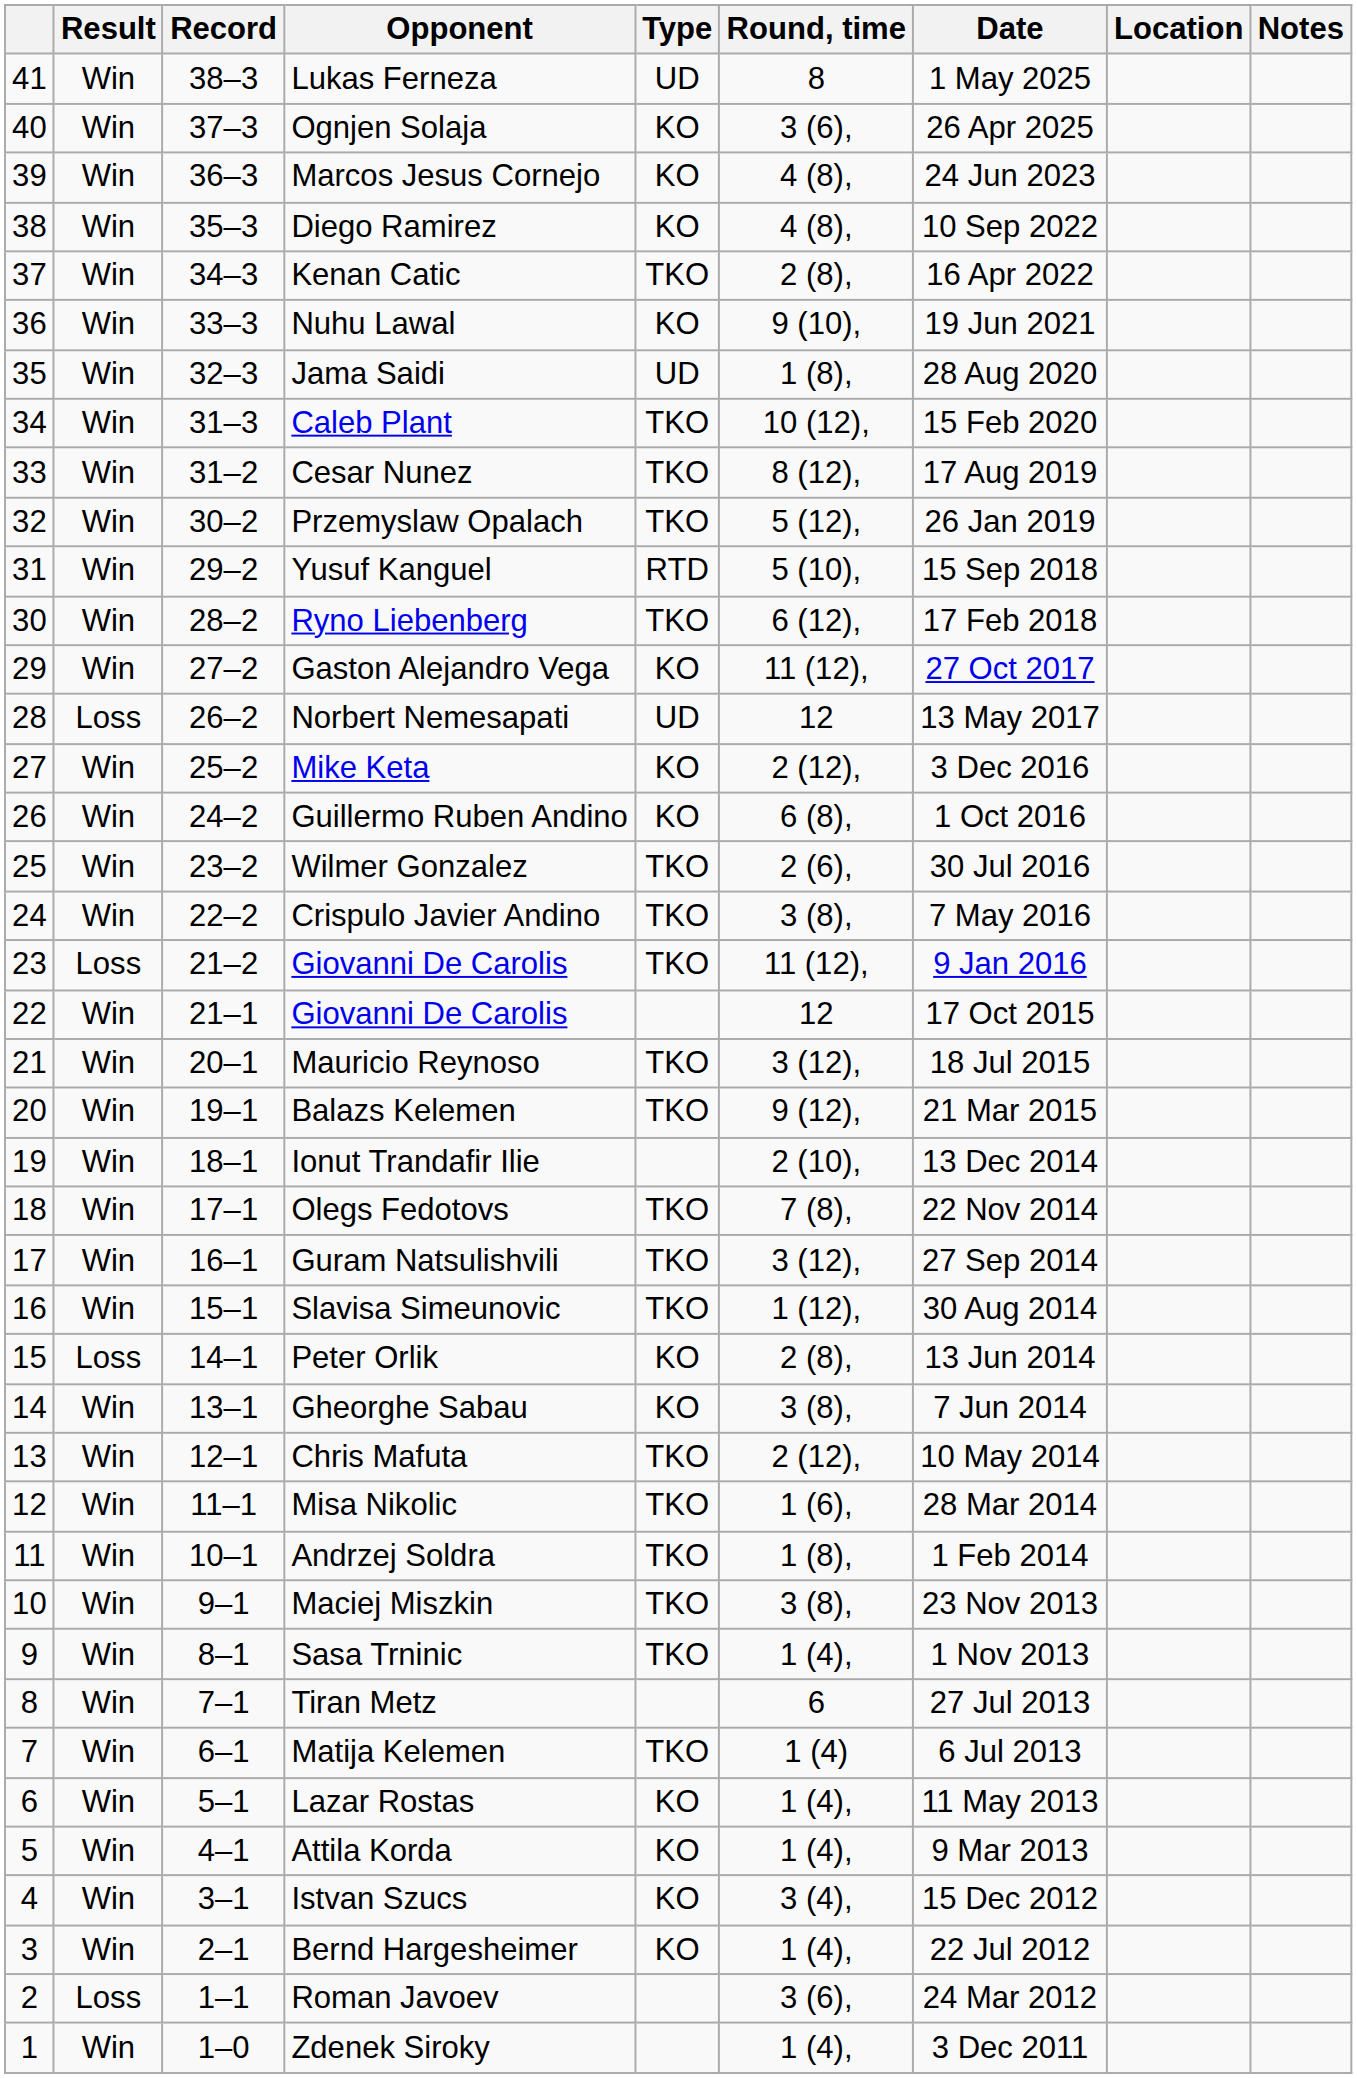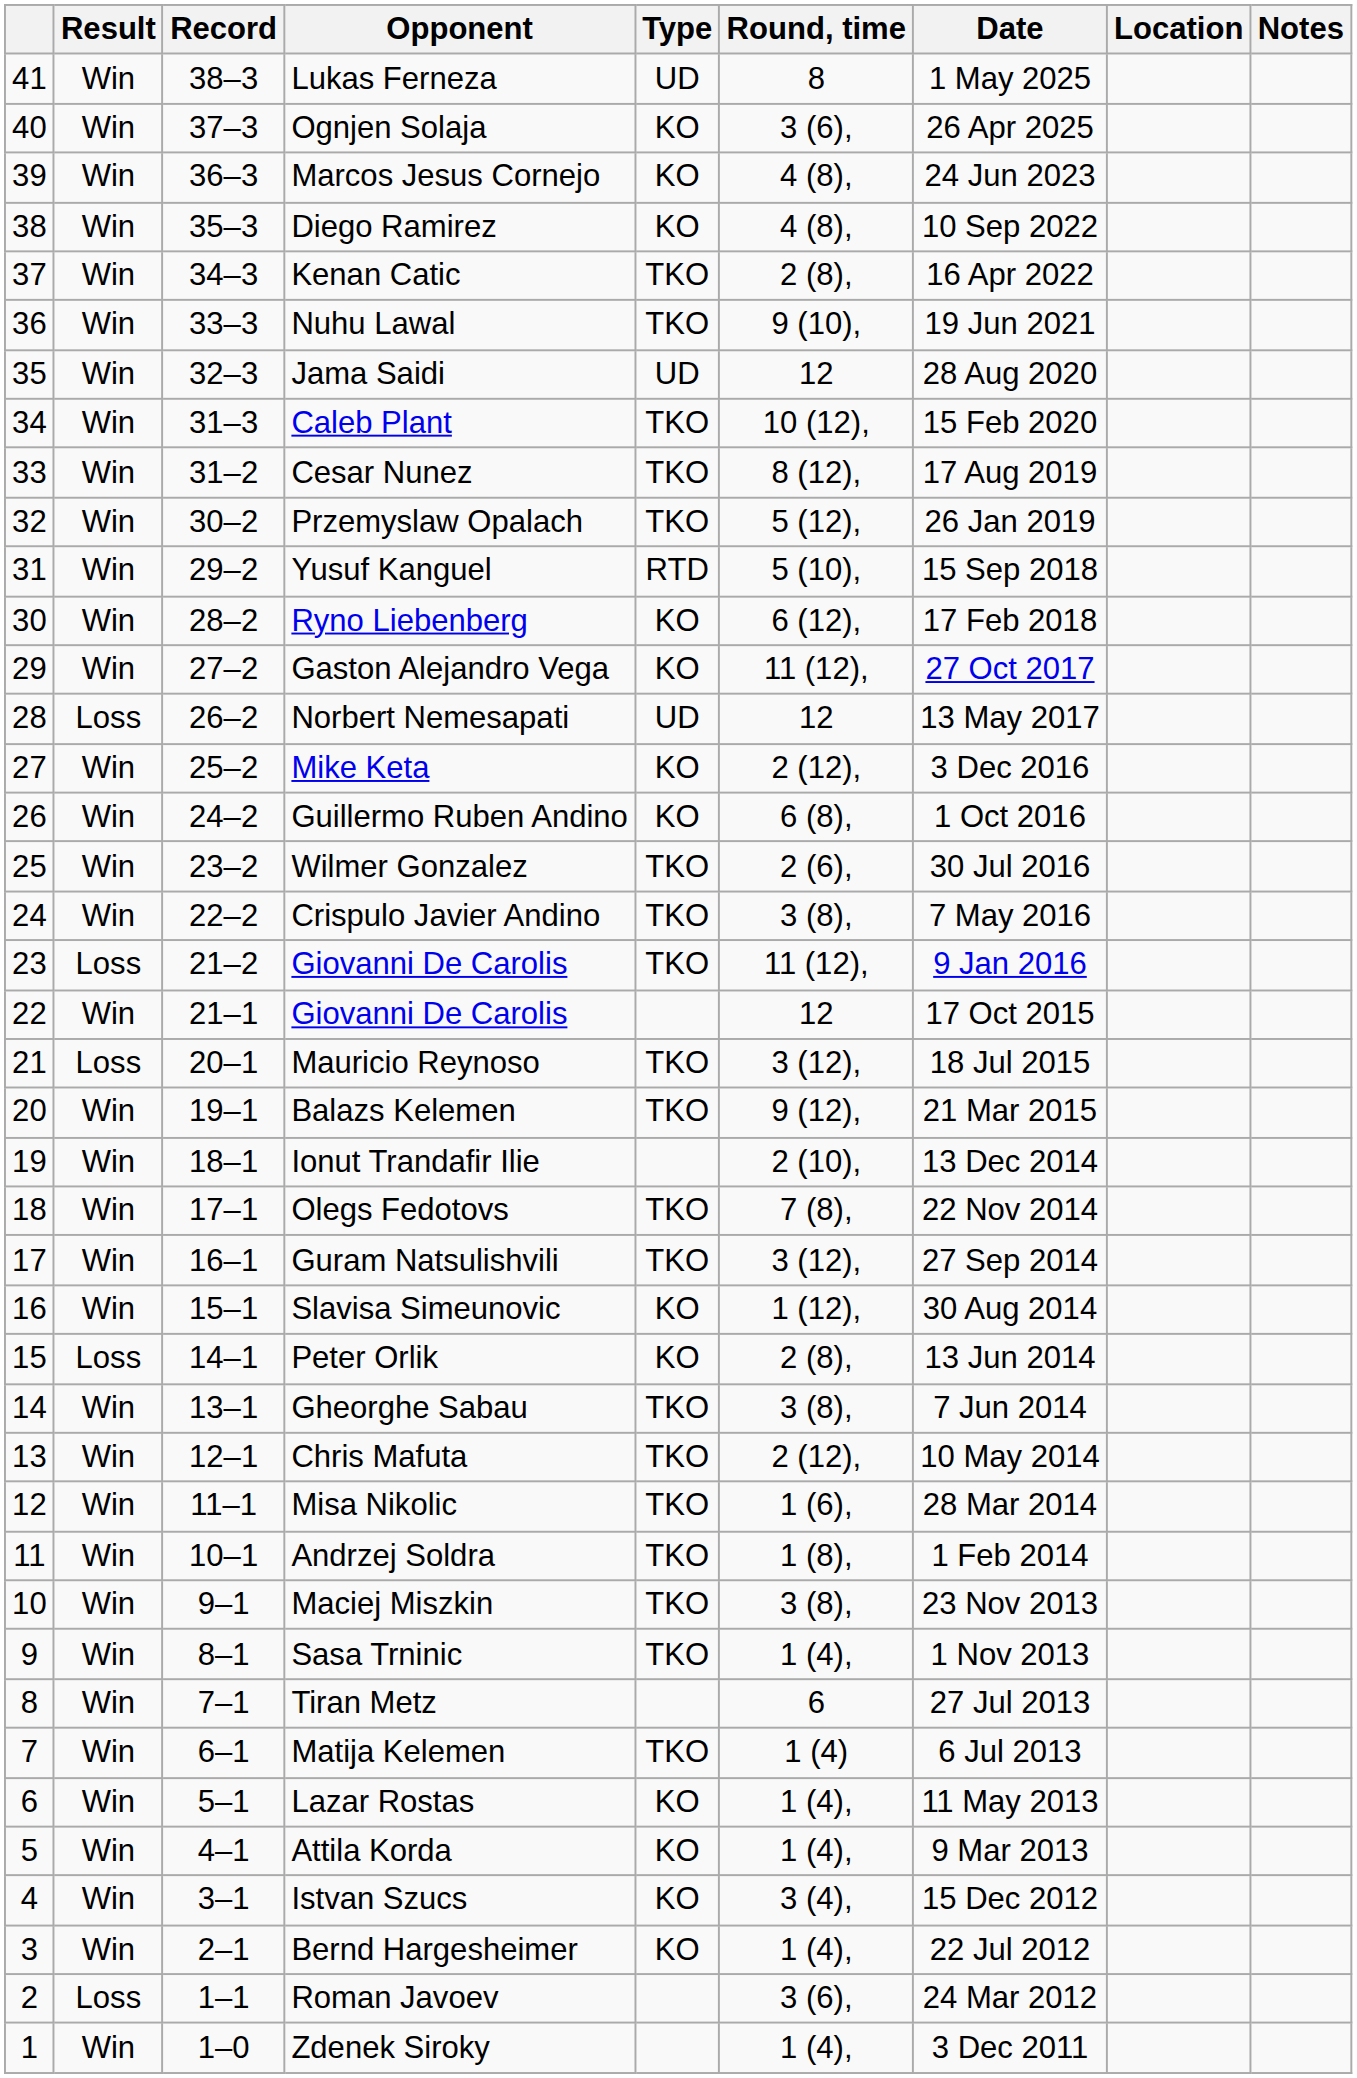(677, 324) KO -> (677, 324) TKO
(816, 373) 1 (8), -> (816, 373) 12
(677, 619) TKO -> (677, 619) KO
(108, 1062) Win -> (108, 1062) Loss
(677, 1309) TKO -> (677, 1309) KO
(677, 1407) KO -> (677, 1407) TKO
